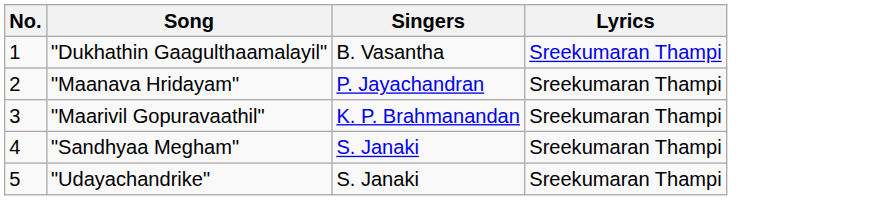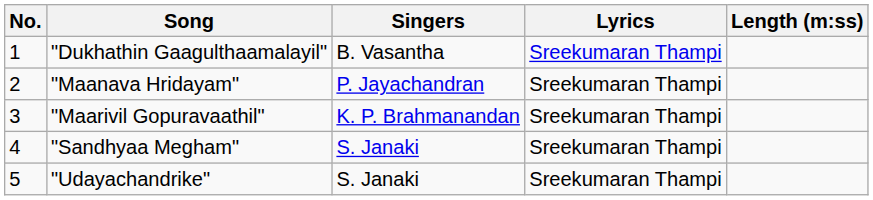+ column: (797, 21)
